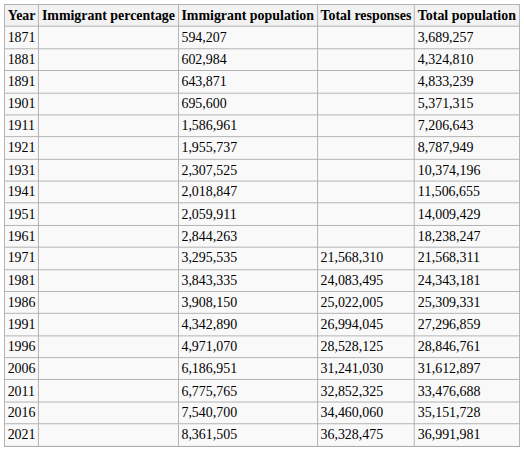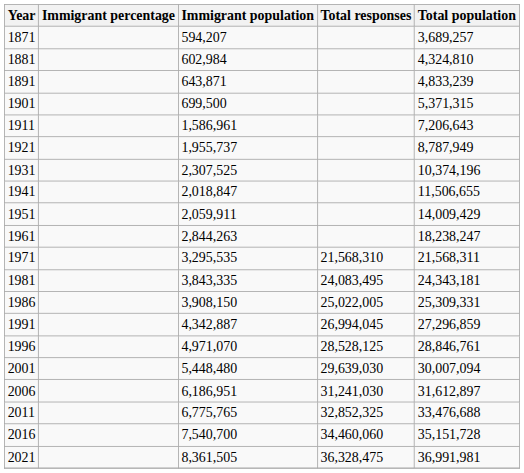(204, 103) 695,600 -> (204, 103) 699,500
(209, 324) 4,342,890 -> (209, 324) 4,342,887
+ row: (22, 368)
